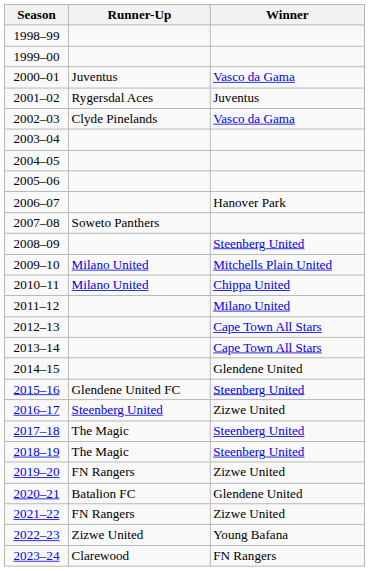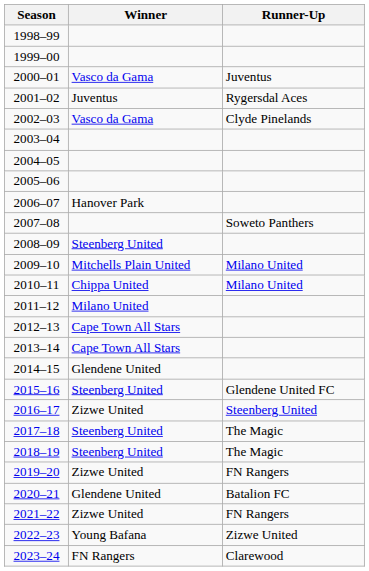columns swapped: (287, 14) <-> (139, 14)
